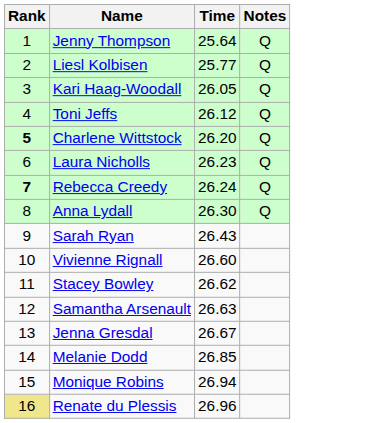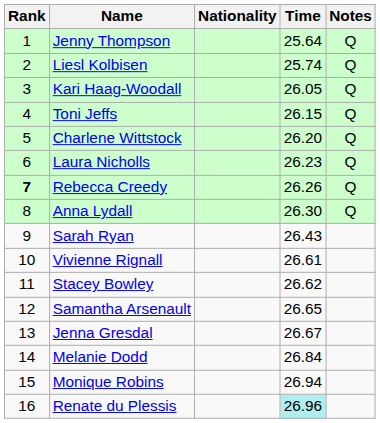+ column: (237, 16)
(217, 65) 25.77 -> (303, 65) 25.74
(217, 114) 26.12 -> (303, 114) 26.15
(27, 138) bold -> (27, 138) normal
(217, 187) 26.24 -> (303, 187) 26.26
(217, 260) 26.60 -> (303, 260) 26.61
(217, 308) 26.63 -> (303, 308) 26.65
(217, 357) 26.85 -> (303, 357) 26.84
(27, 406) khaki background -> (27, 406) no background
(217, 406) no background -> (303, 406) paleturquoise background
